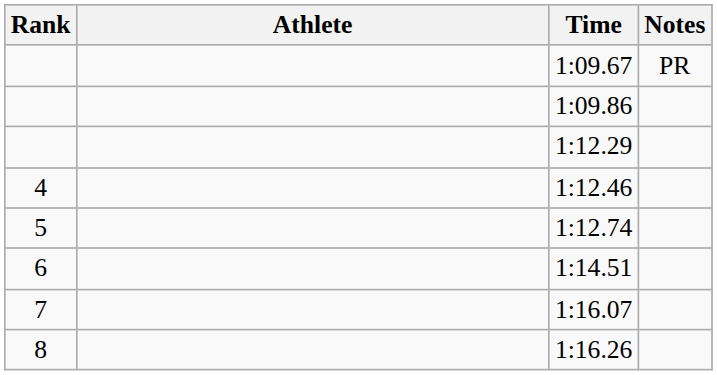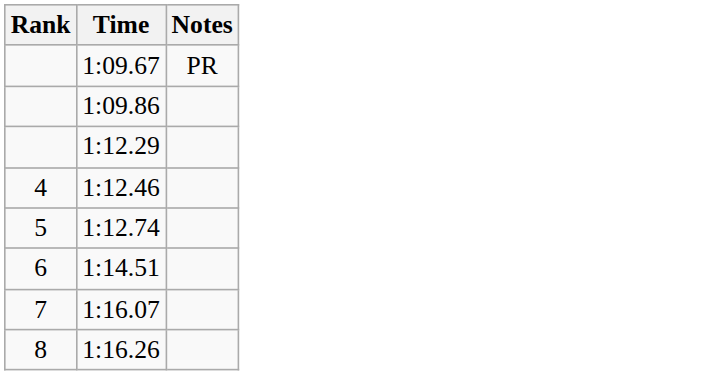- column: (313, 24)
